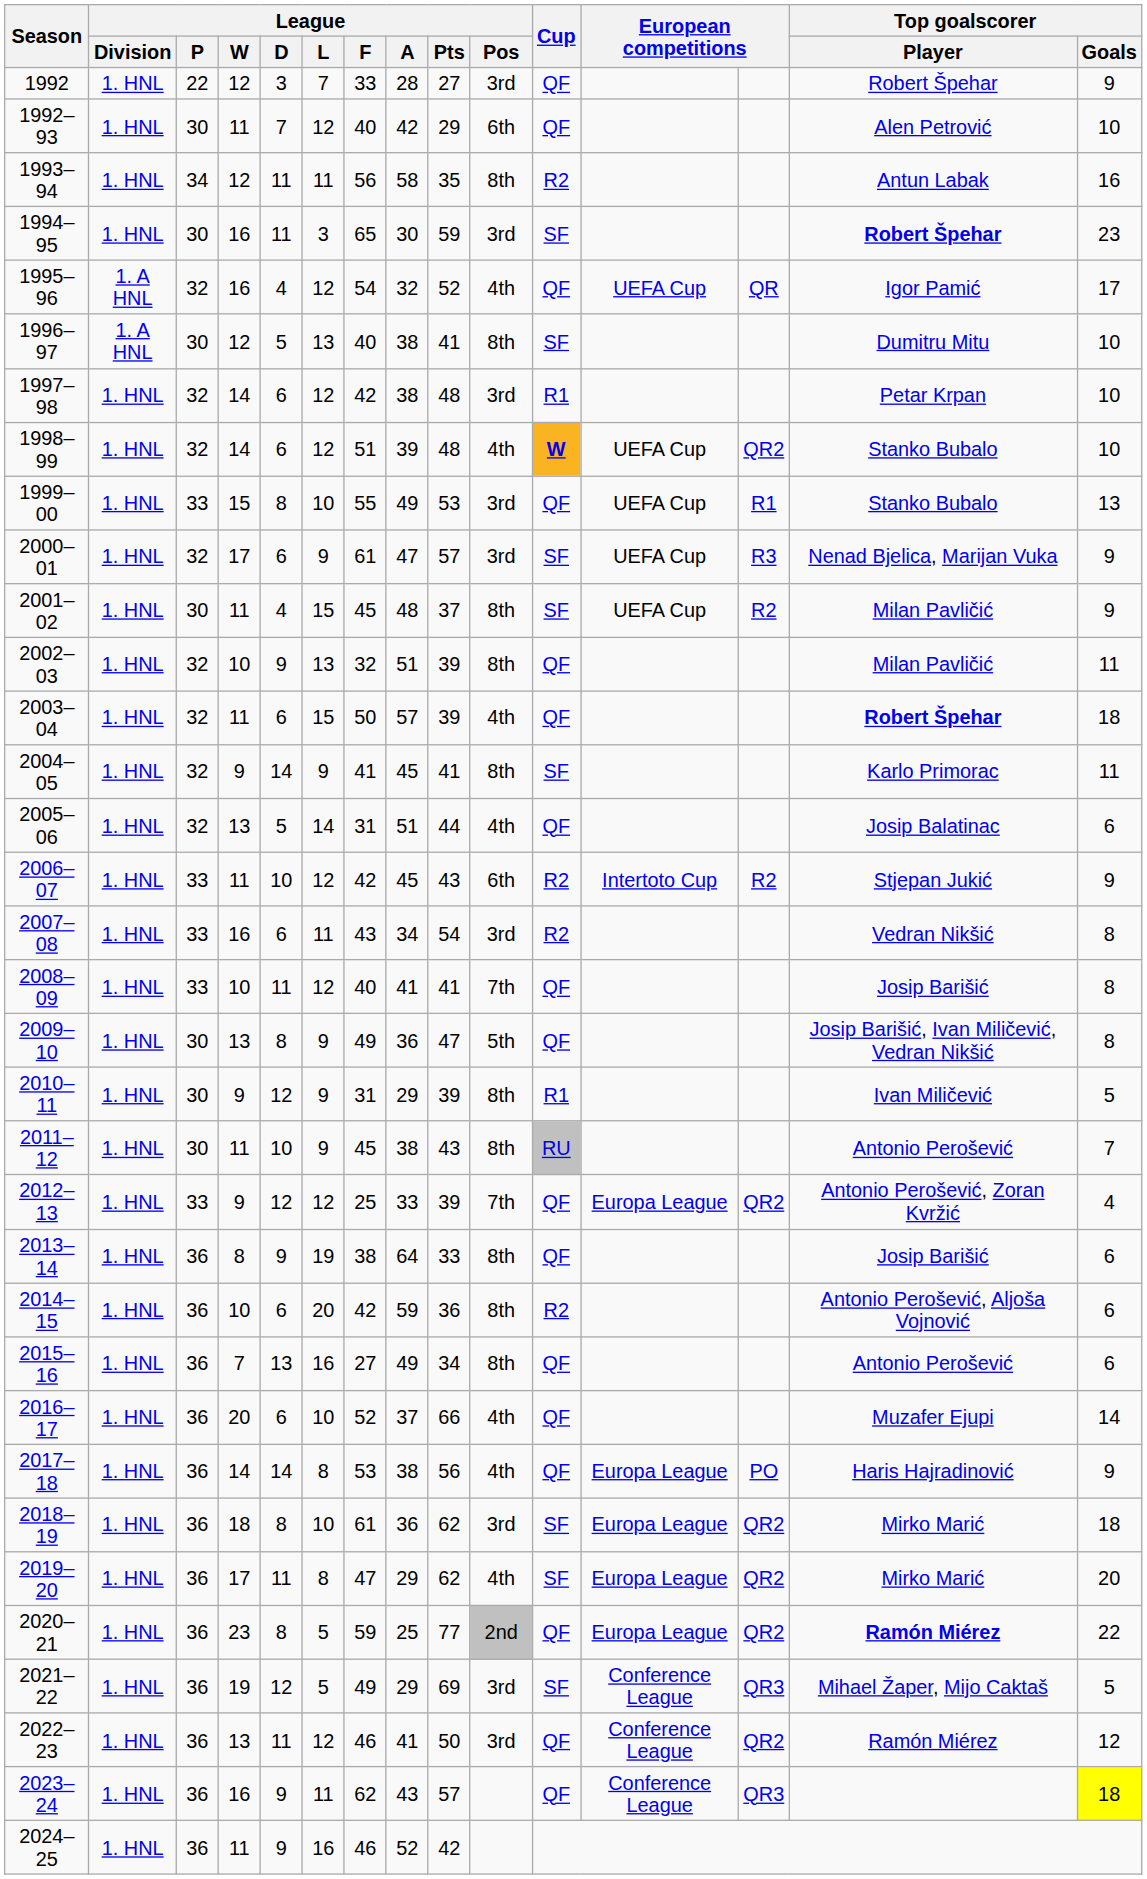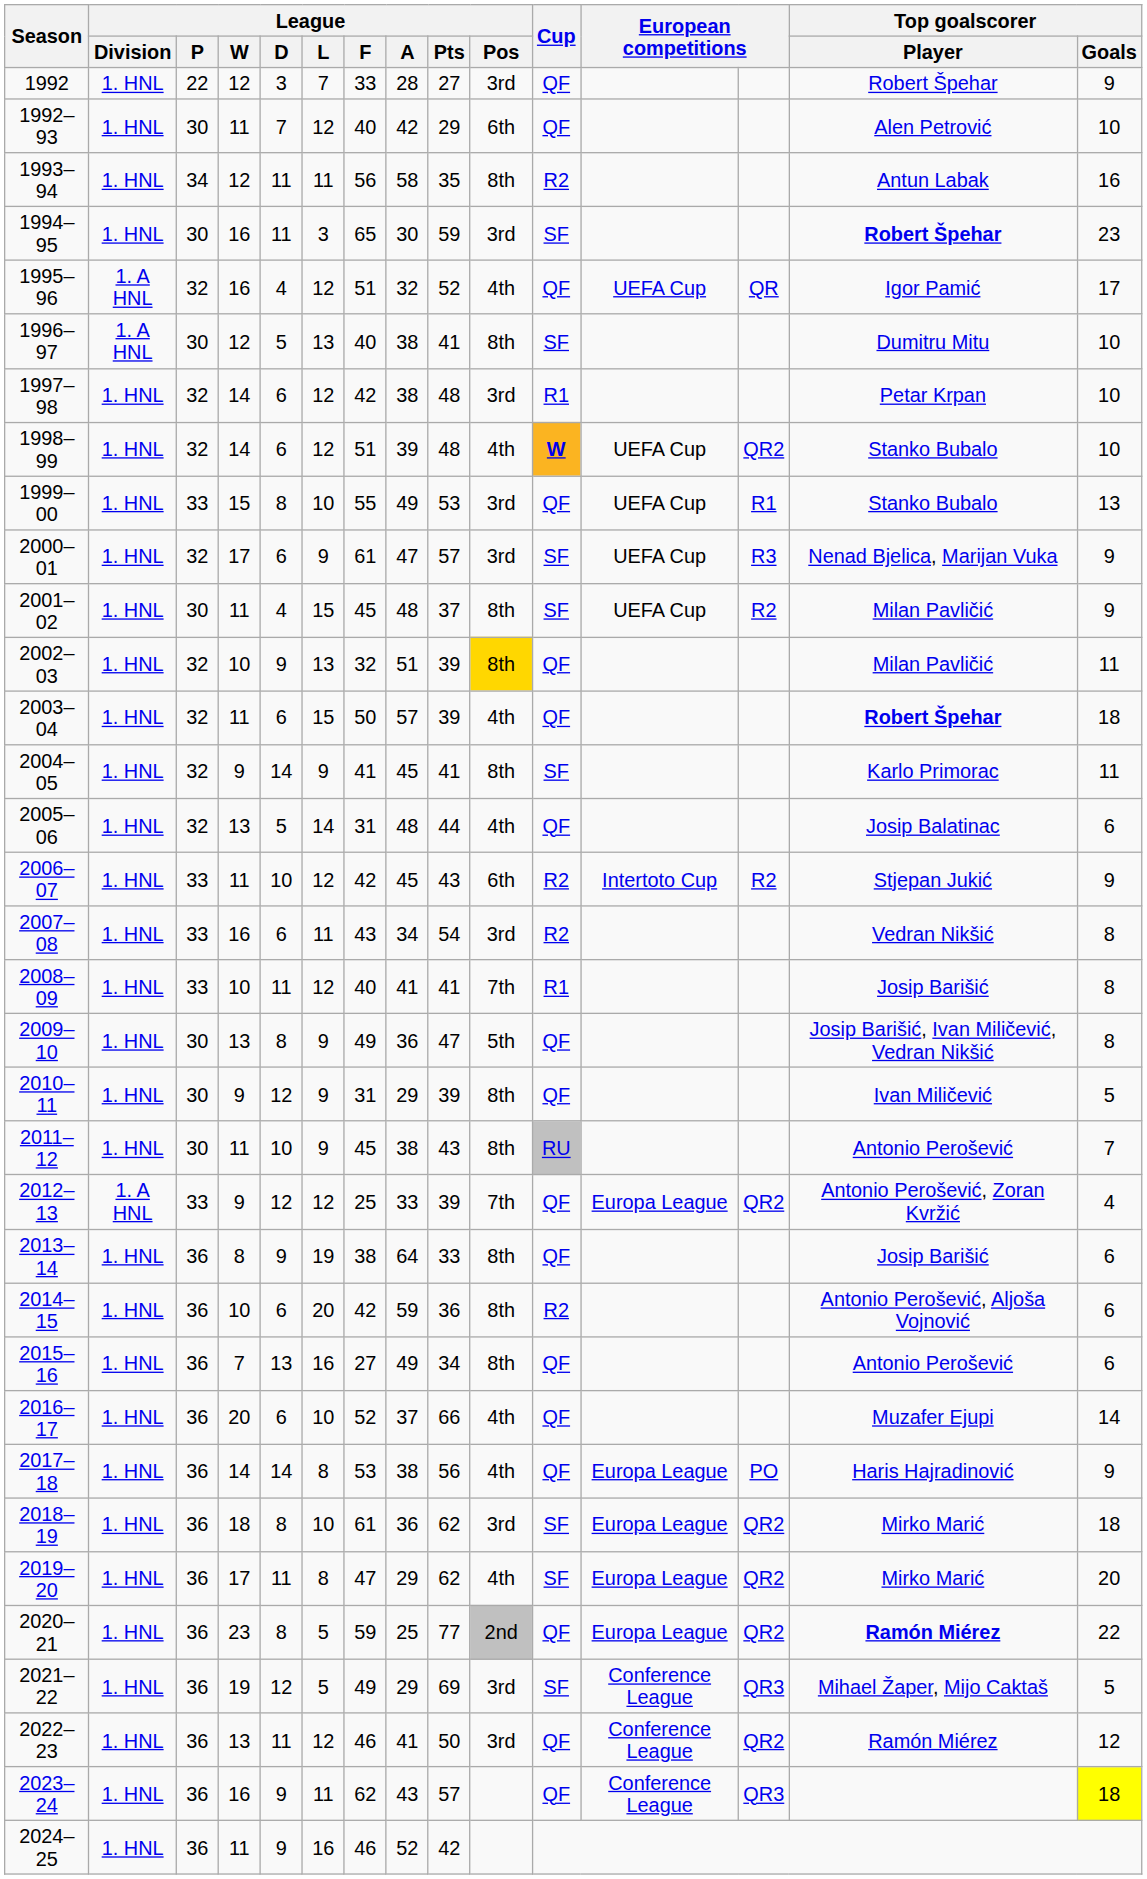(365, 288) 54 -> (365, 288) 51
(501, 664) no background -> (501, 664) gold background
(407, 826) 51 -> (407, 826) 48
(556, 987) QF -> (556, 987) R1
(556, 1095) R1 -> (556, 1095) QF
(133, 1202) 1. HNL -> (133, 1202) 1. A HNL
